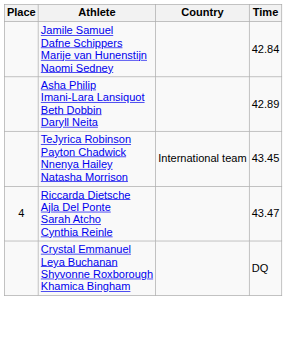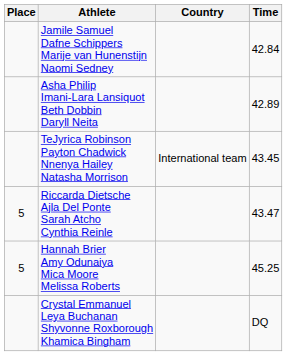(21, 213) 4 -> (21, 213) 5
+ row: (80, 268)
